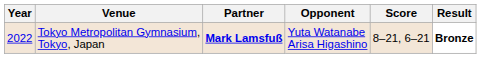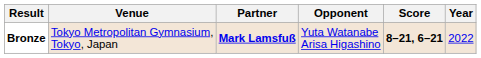columns swapped: (20, 14) <-> (454, 14)
(401, 38) normal -> (414, 38) bold
